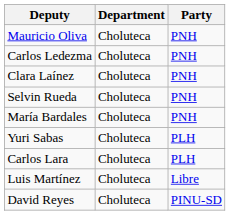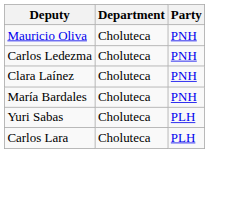- row: (42, 96)
- row: (44, 179)
- row: (41, 199)
